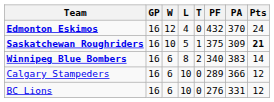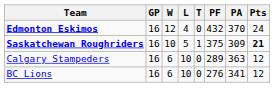- row: (67, 59)
(237, 74) 366 -> (237, 59) 363
(237, 90) 331 -> (237, 74) 341
